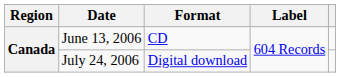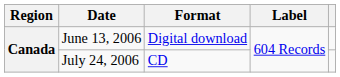(158, 38) CD -> (197, 38) Digital download
(197, 60) Digital download -> (158, 60) CD
